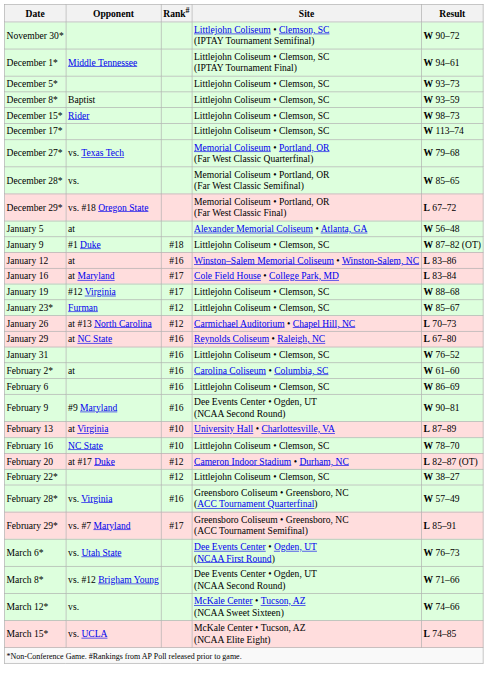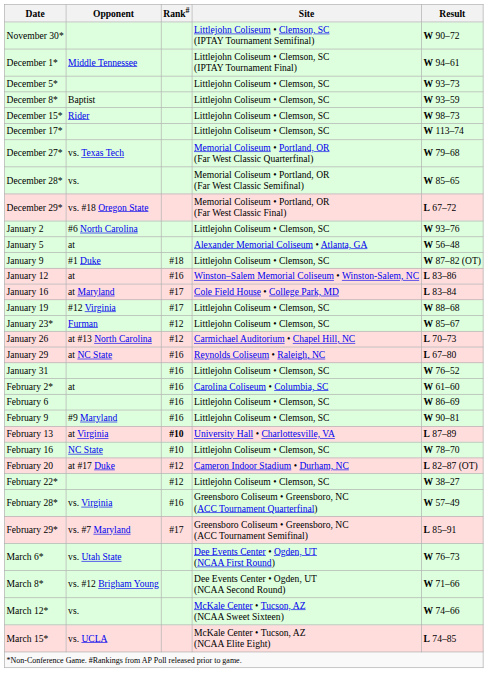+ row: (25, 229)
(255, 408) Dee Events Center • Ogden, UT (NCAA Second Round) -> (262, 418) Littlejohn Coliseum • Clemson, SC
(176, 429) normal -> (176, 434) bold
